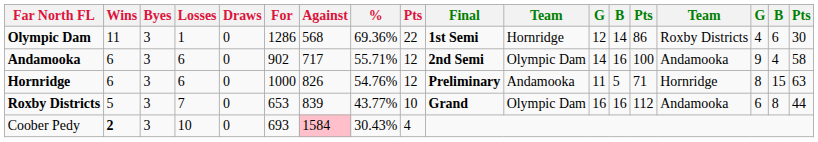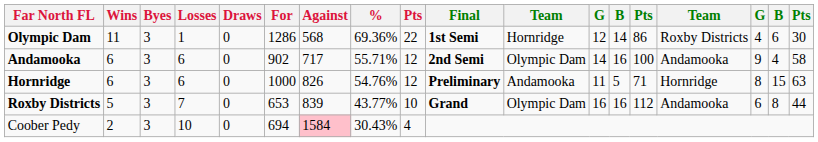(110, 125) bold -> (110, 125) normal
(278, 125) 693 -> (278, 125) 694
